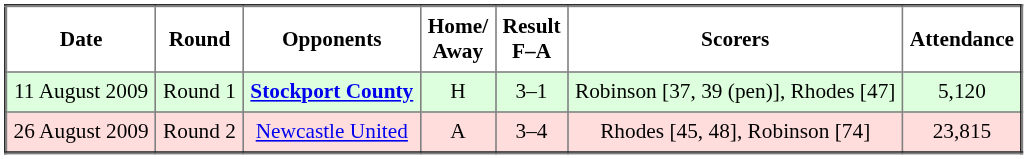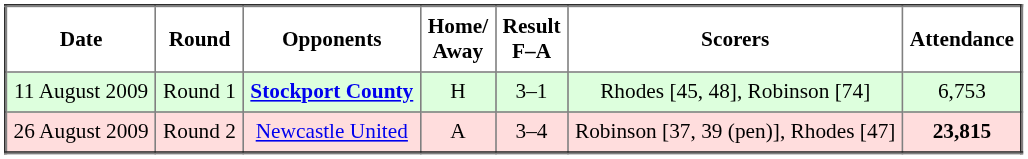(735, 91) Robinson [37, 39 (pen)], Rhodes [47] -> (735, 91) Rhodes [45, 48], Robinson [74]
(962, 91) 5,120 -> (962, 91) 6,753
(735, 131) Rhodes [45, 48], Robinson [74] -> (735, 131) Robinson [37, 39 (pen)], Rhodes [47]
(962, 131) normal -> (962, 131) bold
